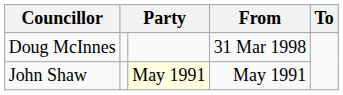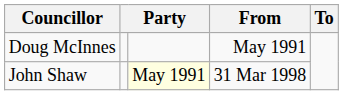(260, 47) 31 Mar 1998 -> (270, 47) May 1991
(270, 75) May 1991 -> (260, 75) 31 Mar 1998
